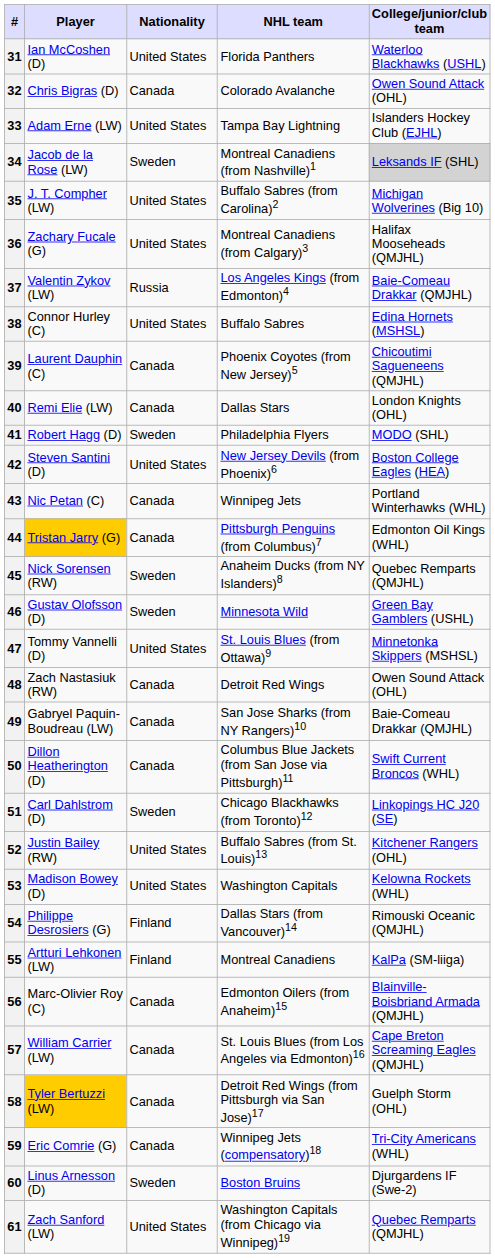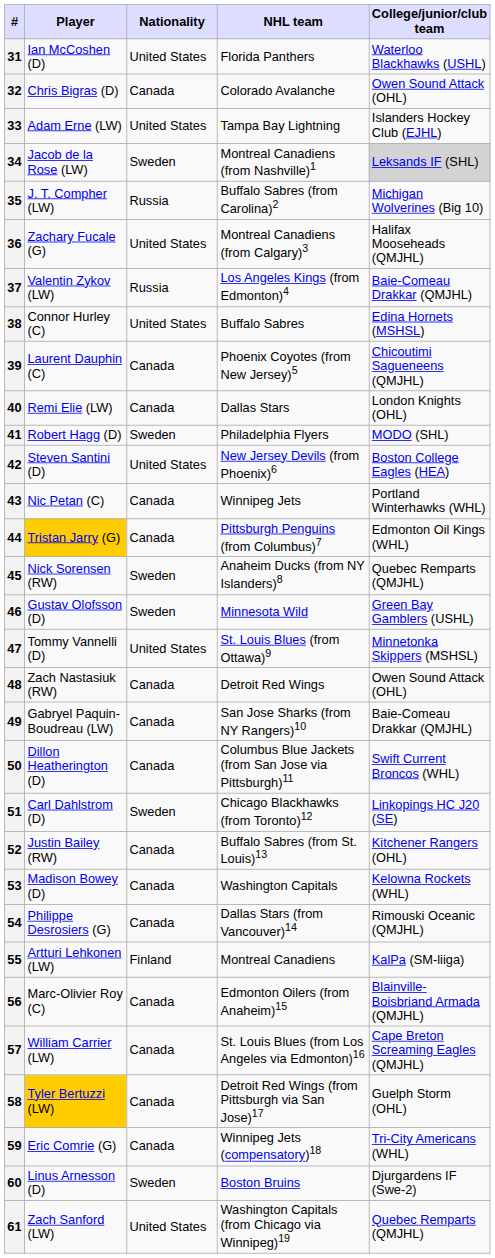(168, 200) United States -> (149, 200) Russia
(168, 850) United States -> (152, 850) Canada
(168, 886) United States -> (152, 886) Canada
(150, 923) Finland -> (152, 923) Canada
